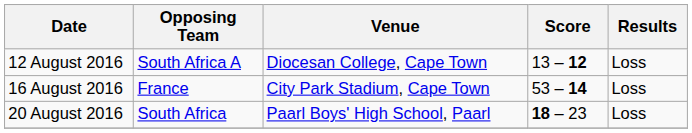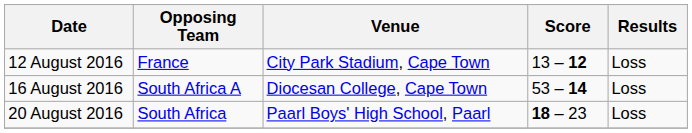(189, 62) South Africa A -> (163, 62) France
(377, 62) Diocesan College, Cape Town -> (378, 62) City Park Stadium, Cape Town
(163, 88) France -> (189, 88) South Africa A
(378, 88) City Park Stadium, Cape Town -> (377, 88) Diocesan College, Cape Town
